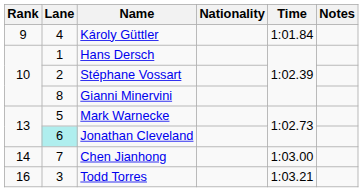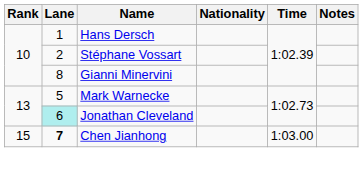- row: (119, 34)
(23, 156) 14 -> (23, 136) 15
(59, 156) normal -> (59, 136) bold
- row: (114, 177)
